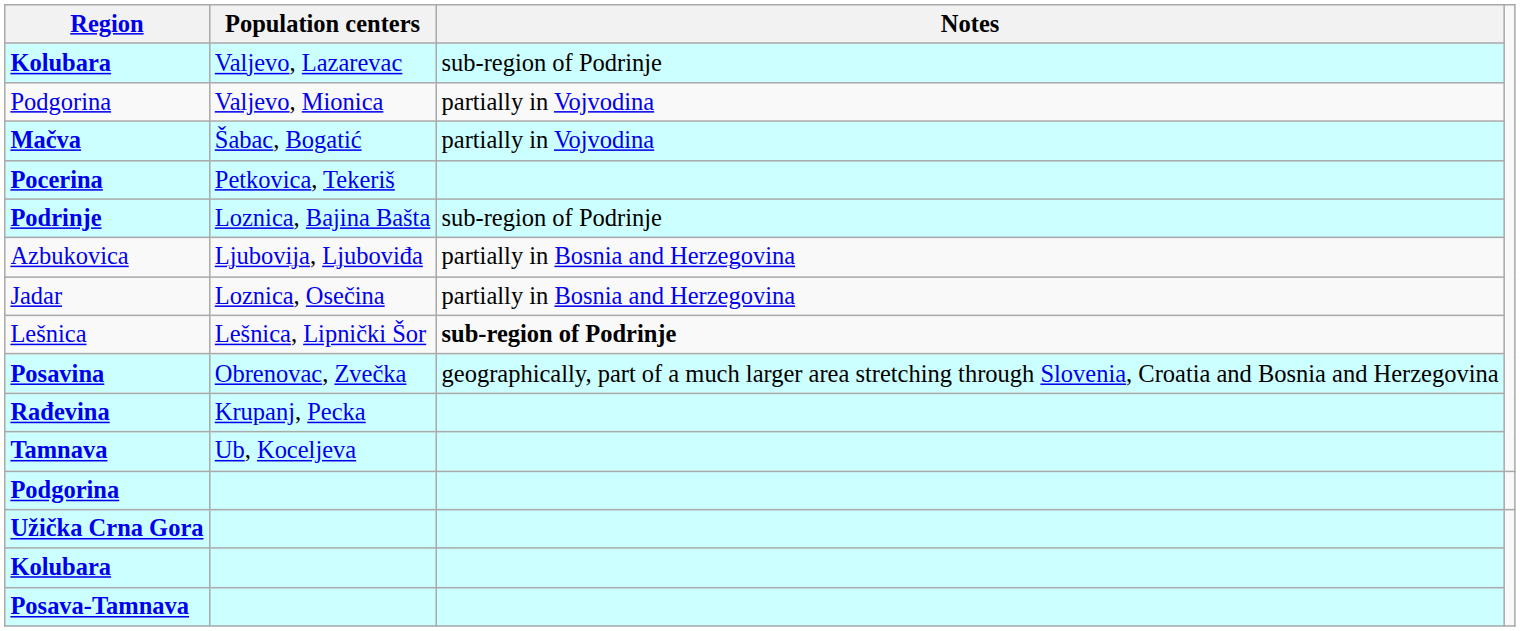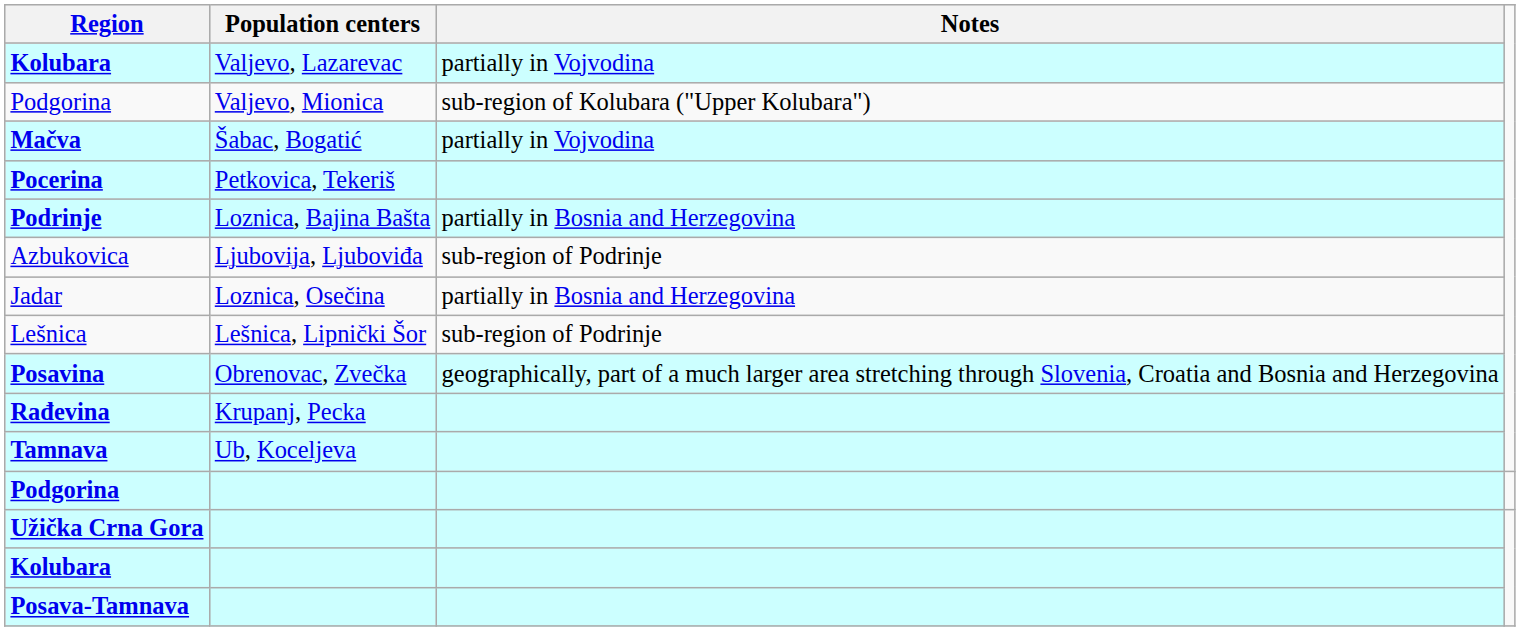(552, 62) sub-region of Podrinje -> (548, 62) partially in Vojvodina
(548, 101) partially in Vojvodina -> (656, 101) sub-region of Kolubara ("Upper Kolubara")
(552, 218) sub-region of Podrinje -> (618, 218) partially in Bosnia and Herzegovina
(618, 256) partially in Bosnia and Herzegovina -> (552, 256) sub-region of Podrinje
(559, 334) bold -> (552, 334) normal
